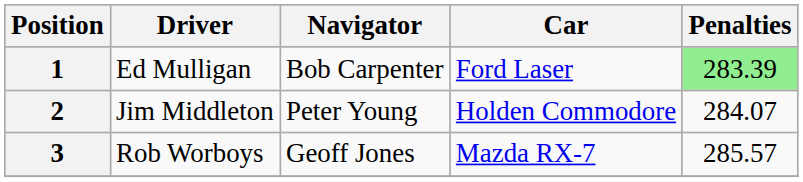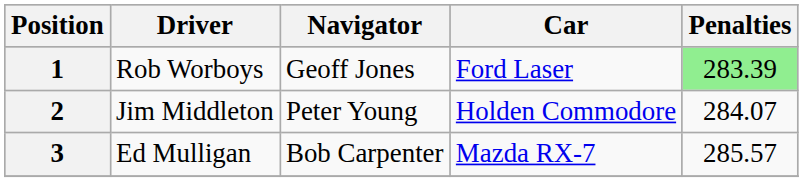(184, 68) Ed Mulligan -> (190, 68) Rob Worboys
(365, 68) Bob Carpenter -> (350, 68) Geoff Jones
(190, 153) Rob Worboys -> (184, 153) Ed Mulligan
(350, 153) Geoff Jones -> (365, 153) Bob Carpenter
